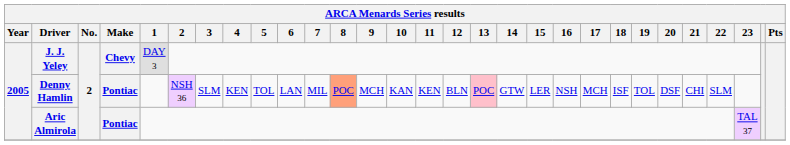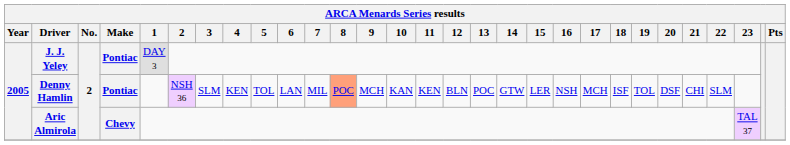(120, 58) Chevy -> (120, 58) Pontiac
(484, 91) pink background -> (484, 91) no background
(120, 123) Pontiac -> (120, 123) Chevy
